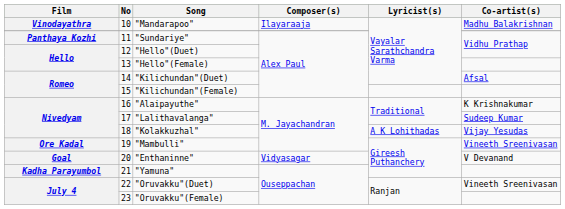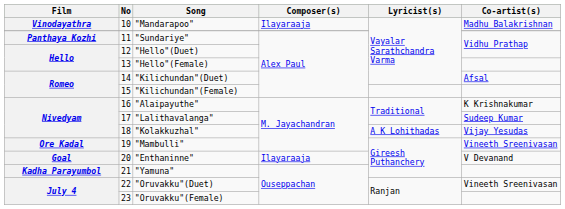(286, 158) Vidyasagar -> (286, 158) Ilayaraaja
